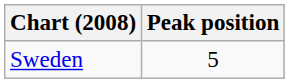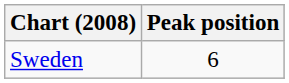(213, 59) 5 -> (213, 59) 6
